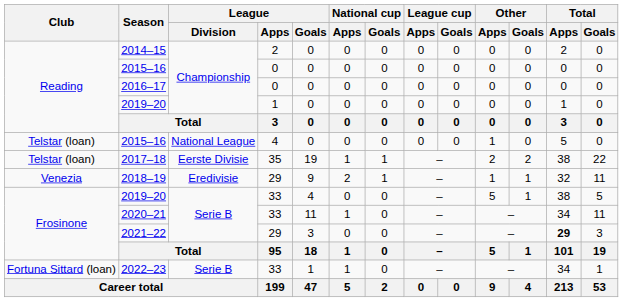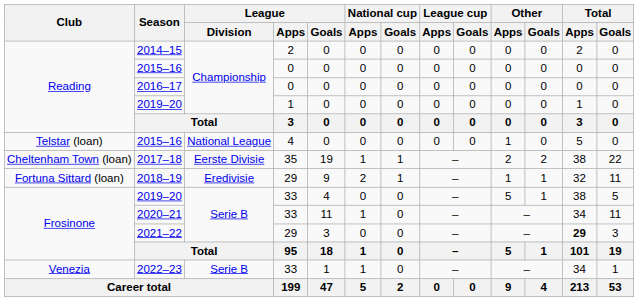(61, 159) Telstar (loan) -> (69, 159) Cheltenham Town (loan)
(61, 178) Venezia -> (69, 178) Fortuna Sittard (loan)
(61, 269) Fortuna Sittard (loan) -> (69, 269) Venezia
